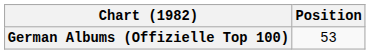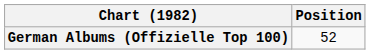(329, 38) 53 -> (329, 38) 52
